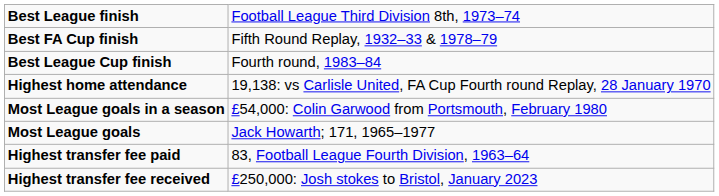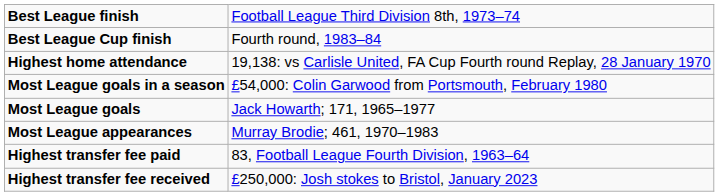- row: (73, 39)
+ row: (100, 132)
